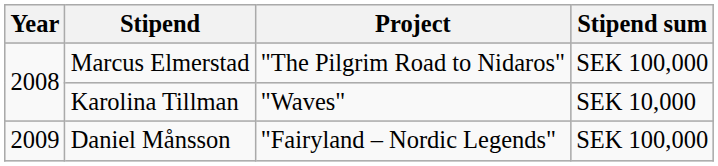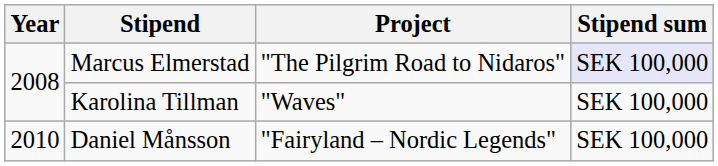(642, 62) no background -> (642, 62) lavender background
(636, 101) SEK 10,000 -> (642, 101) SEK 100,000
(35, 140) 2009 -> (35, 140) 2010
